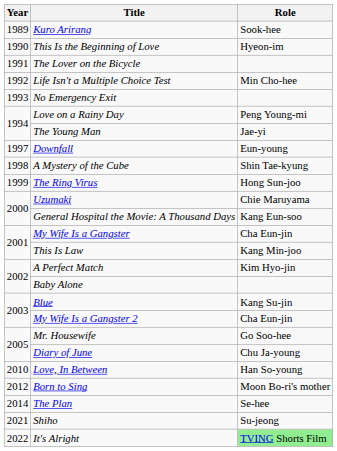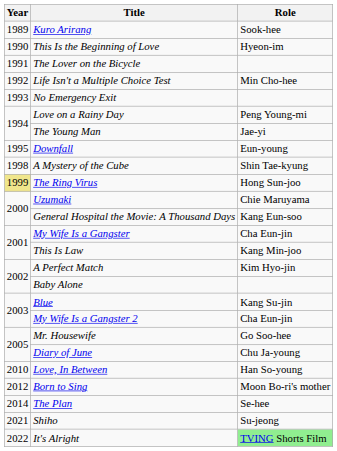(18, 149) 1997 -> (18, 149) 1995
(18, 183) no background -> (18, 183) khaki background
